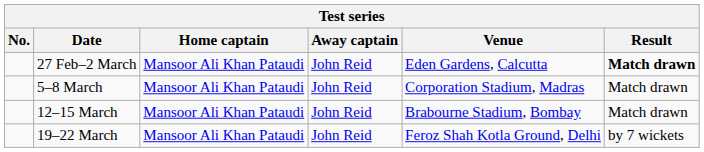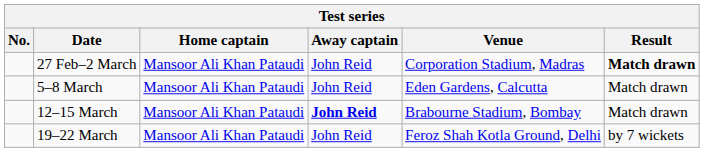(476, 64) Eden Gardens, Calcutta -> (495, 64) Corporation Stadium, Madras
(495, 87) Corporation Stadium, Madras -> (476, 87) Eden Gardens, Calcutta
(341, 111) normal -> (344, 111) bold
